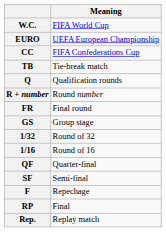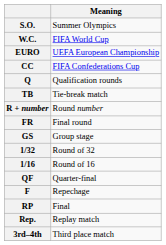+ row: (27, 24)
rows swapped: (27, 66) <-> (27, 80)
- row: (27, 177)
+ row: (27, 233)
